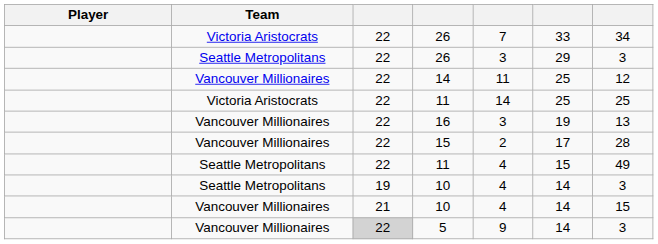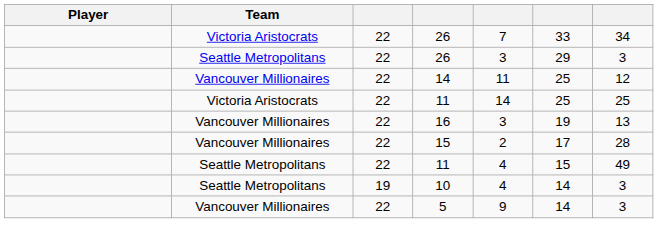- row: (262, 206)
(383, 228) lightgrey background -> (383, 206) no background
